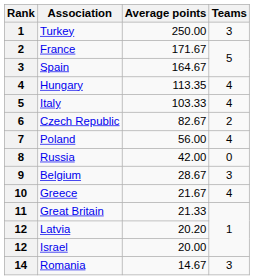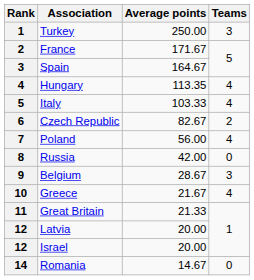(192, 229) 20.20 -> (192, 229) 20.00
(229, 265) 3 -> (229, 265) 0
